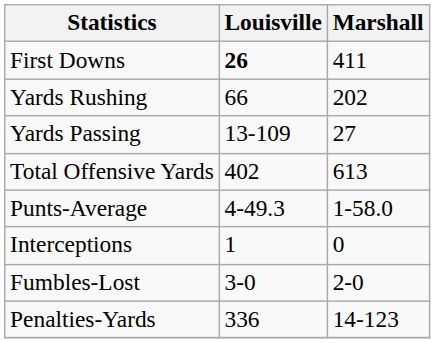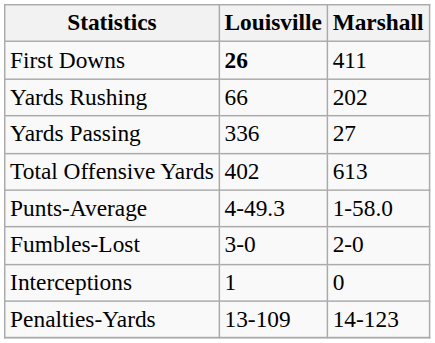(258, 134) 13-109 -> (242, 134) 336
rows swapped: (75, 282) <-> (71, 245)
(242, 319) 336 -> (258, 319) 13-109
